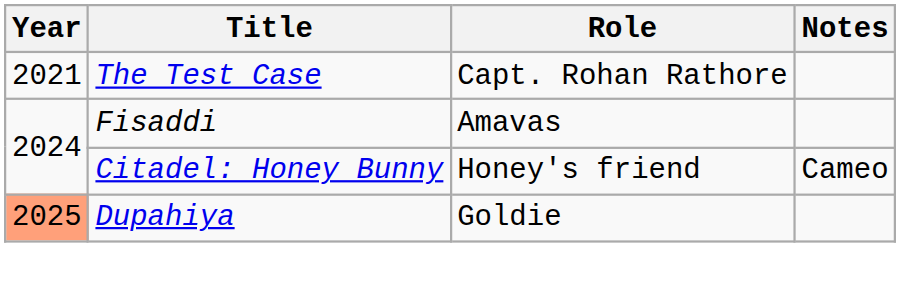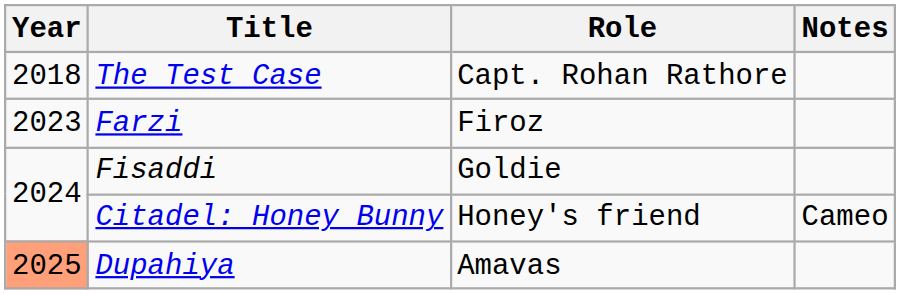(47, 76) 2021 -> (47, 76) 2018
+ row: (139, 123)
(509, 123) Amavas -> (509, 170) Goldie
(509, 218) Goldie -> (509, 265) Amavas
